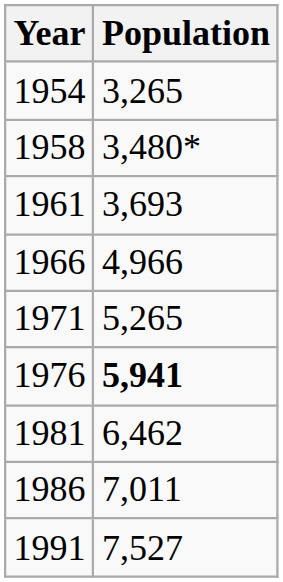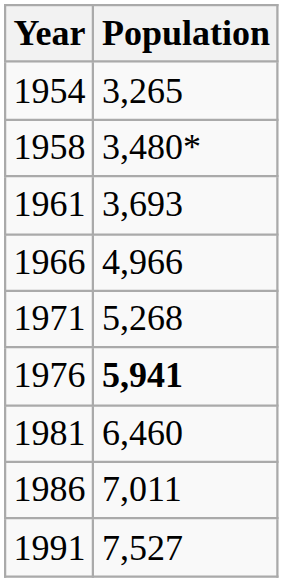(143, 318) 5,265 -> (143, 318) 5,268
(143, 432) 6,462 -> (143, 432) 6,460
